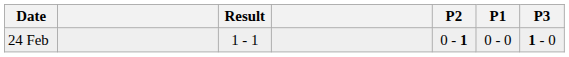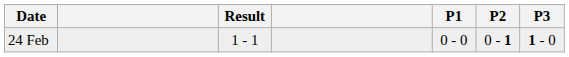columns swapped: (498, 16) <-> (454, 16)
